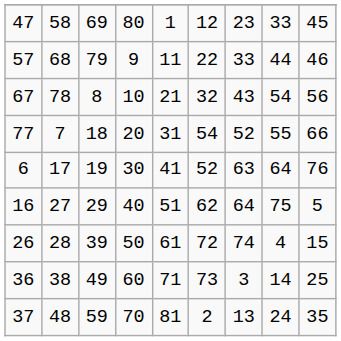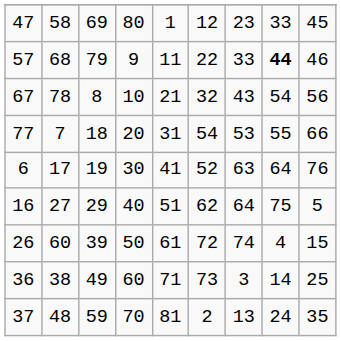(281, 60) normal -> (281, 60) bold
(244, 133) 52 -> (244, 133) 53
(60, 244) 28 -> (60, 244) 60
